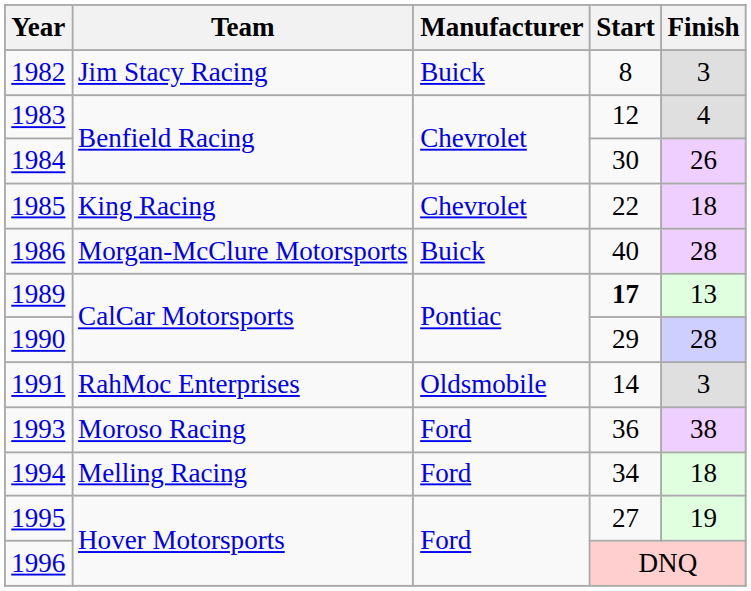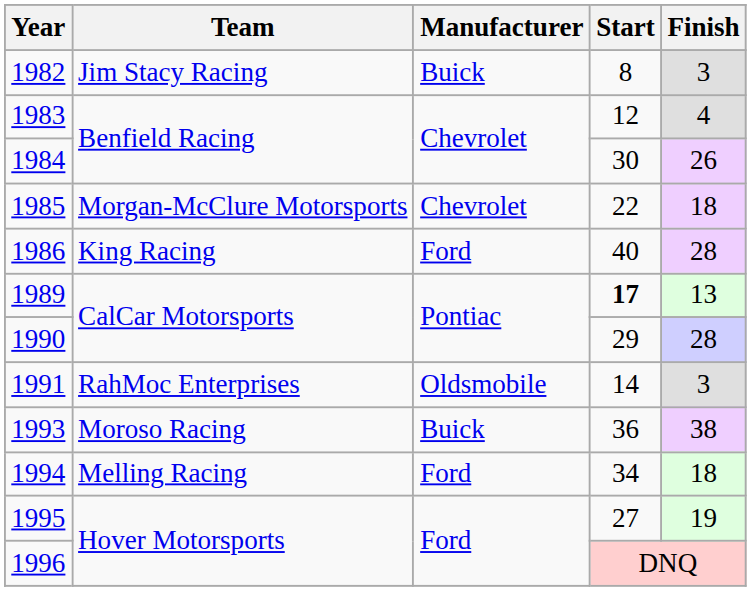(147, 205) King Racing -> (243, 205) Morgan-McClure Motorsports
(243, 250) Morgan-McClure Motorsports -> (147, 250) King Racing
(452, 250) Buick -> (446, 250) Ford
(446, 429) Ford -> (452, 429) Buick
